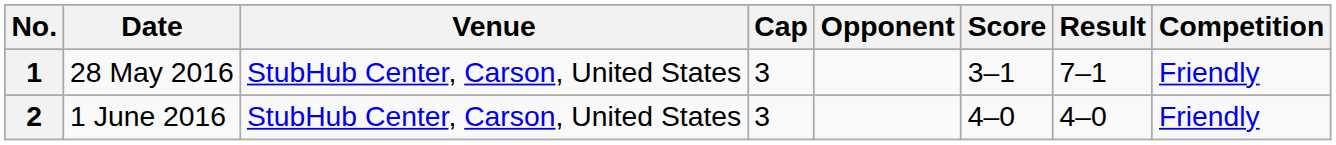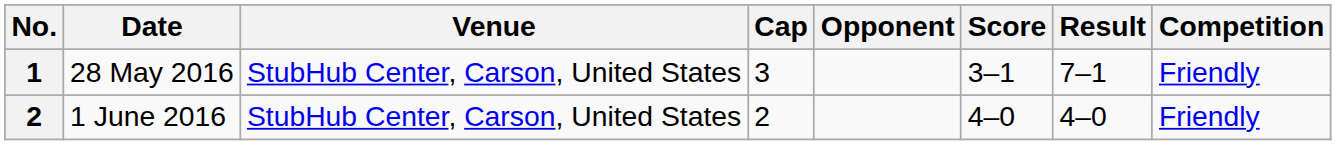(762, 116) 3 -> (762, 116) 2
